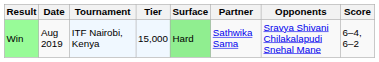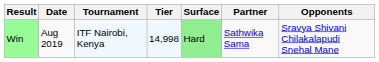- column: (357, 12)
(153, 38) 15,000 -> (164, 38) 14,998
